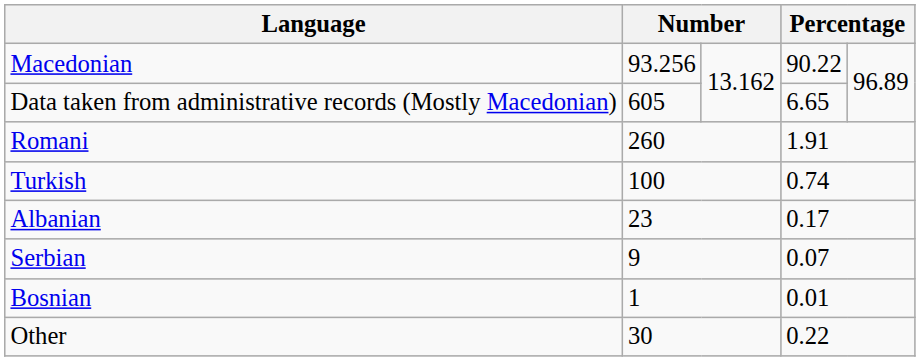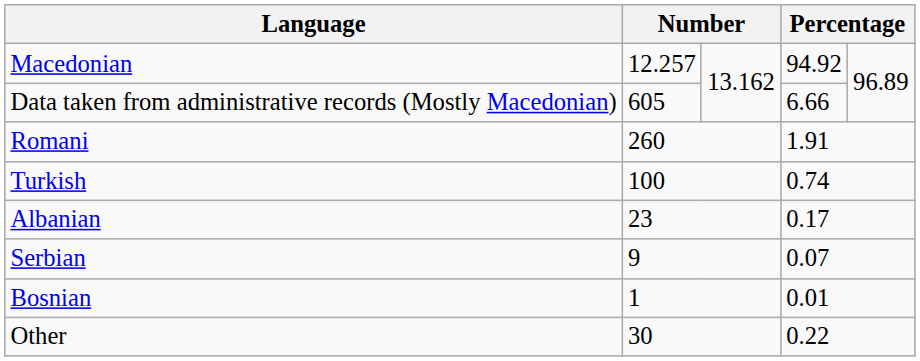(662, 63) 93.256 -> (662, 63) 12.257
(814, 63) 90.22 -> (814, 63) 94.92
(808, 102) 6.65 -> (808, 102) 6.66
